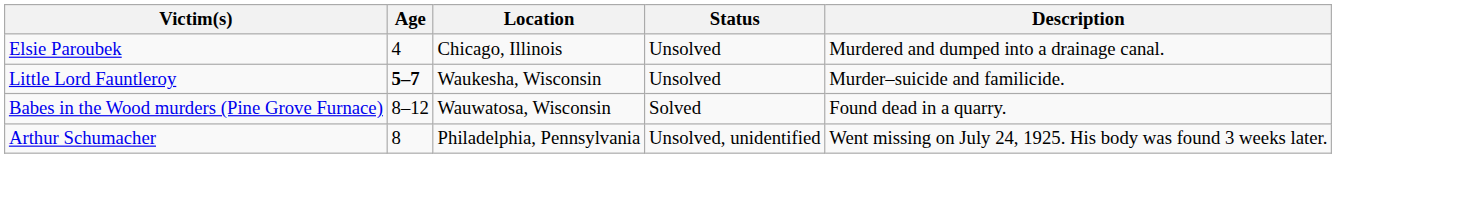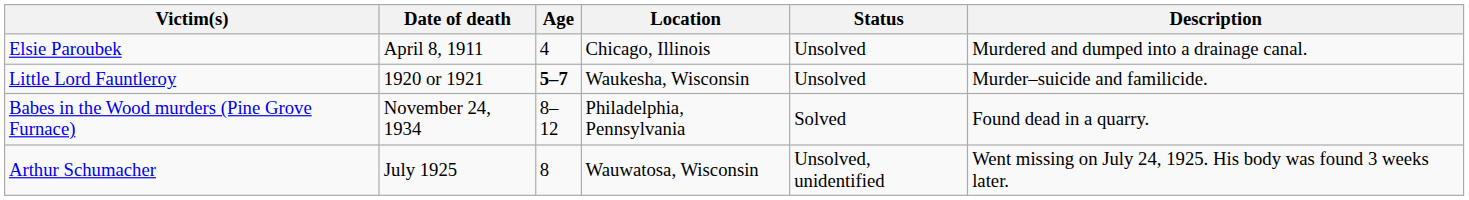+ column: (457, 19)
(524, 108) Wauwatosa, Wisconsin -> (636, 118) Philadelphia, Pennsylvania
(539, 138) Philadelphia, Pennsylvania -> (672, 169) Wauwatosa, Wisconsin
